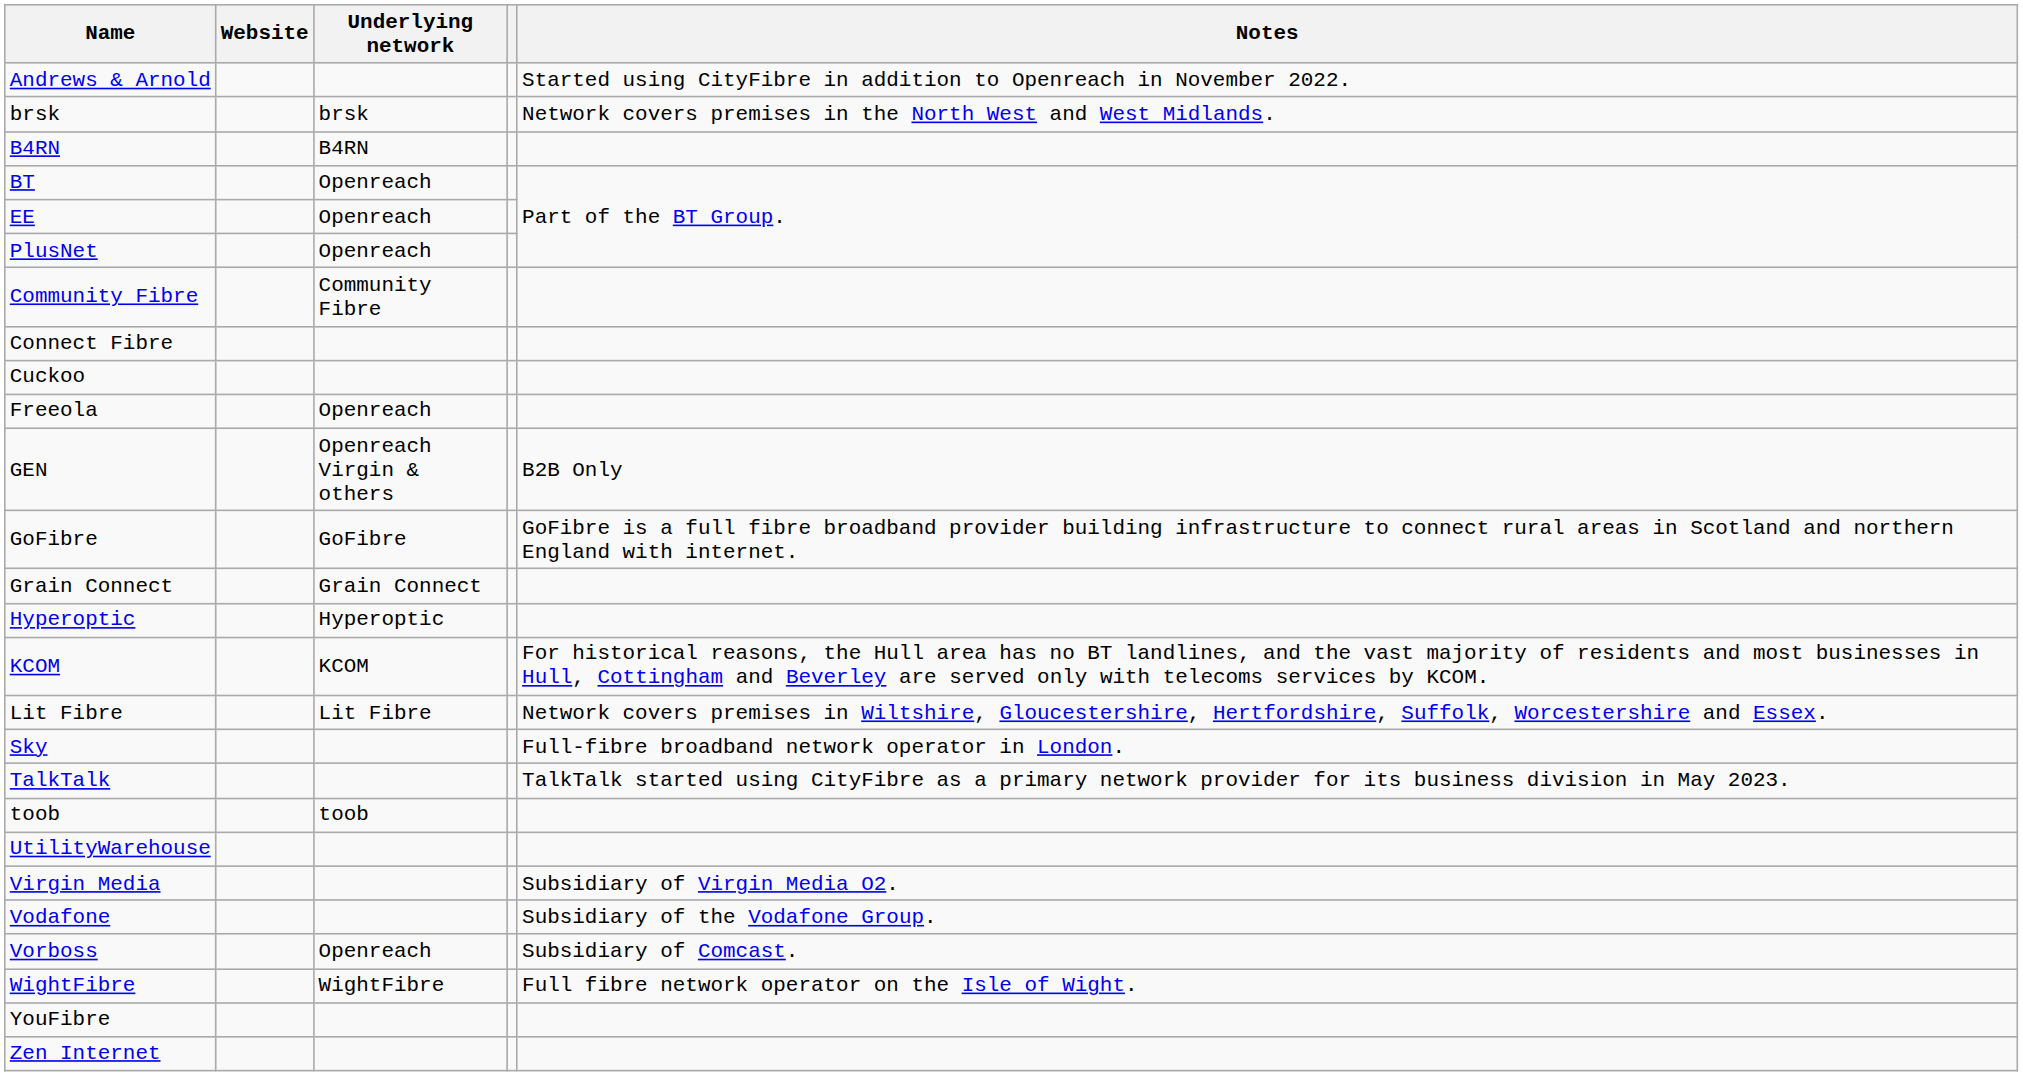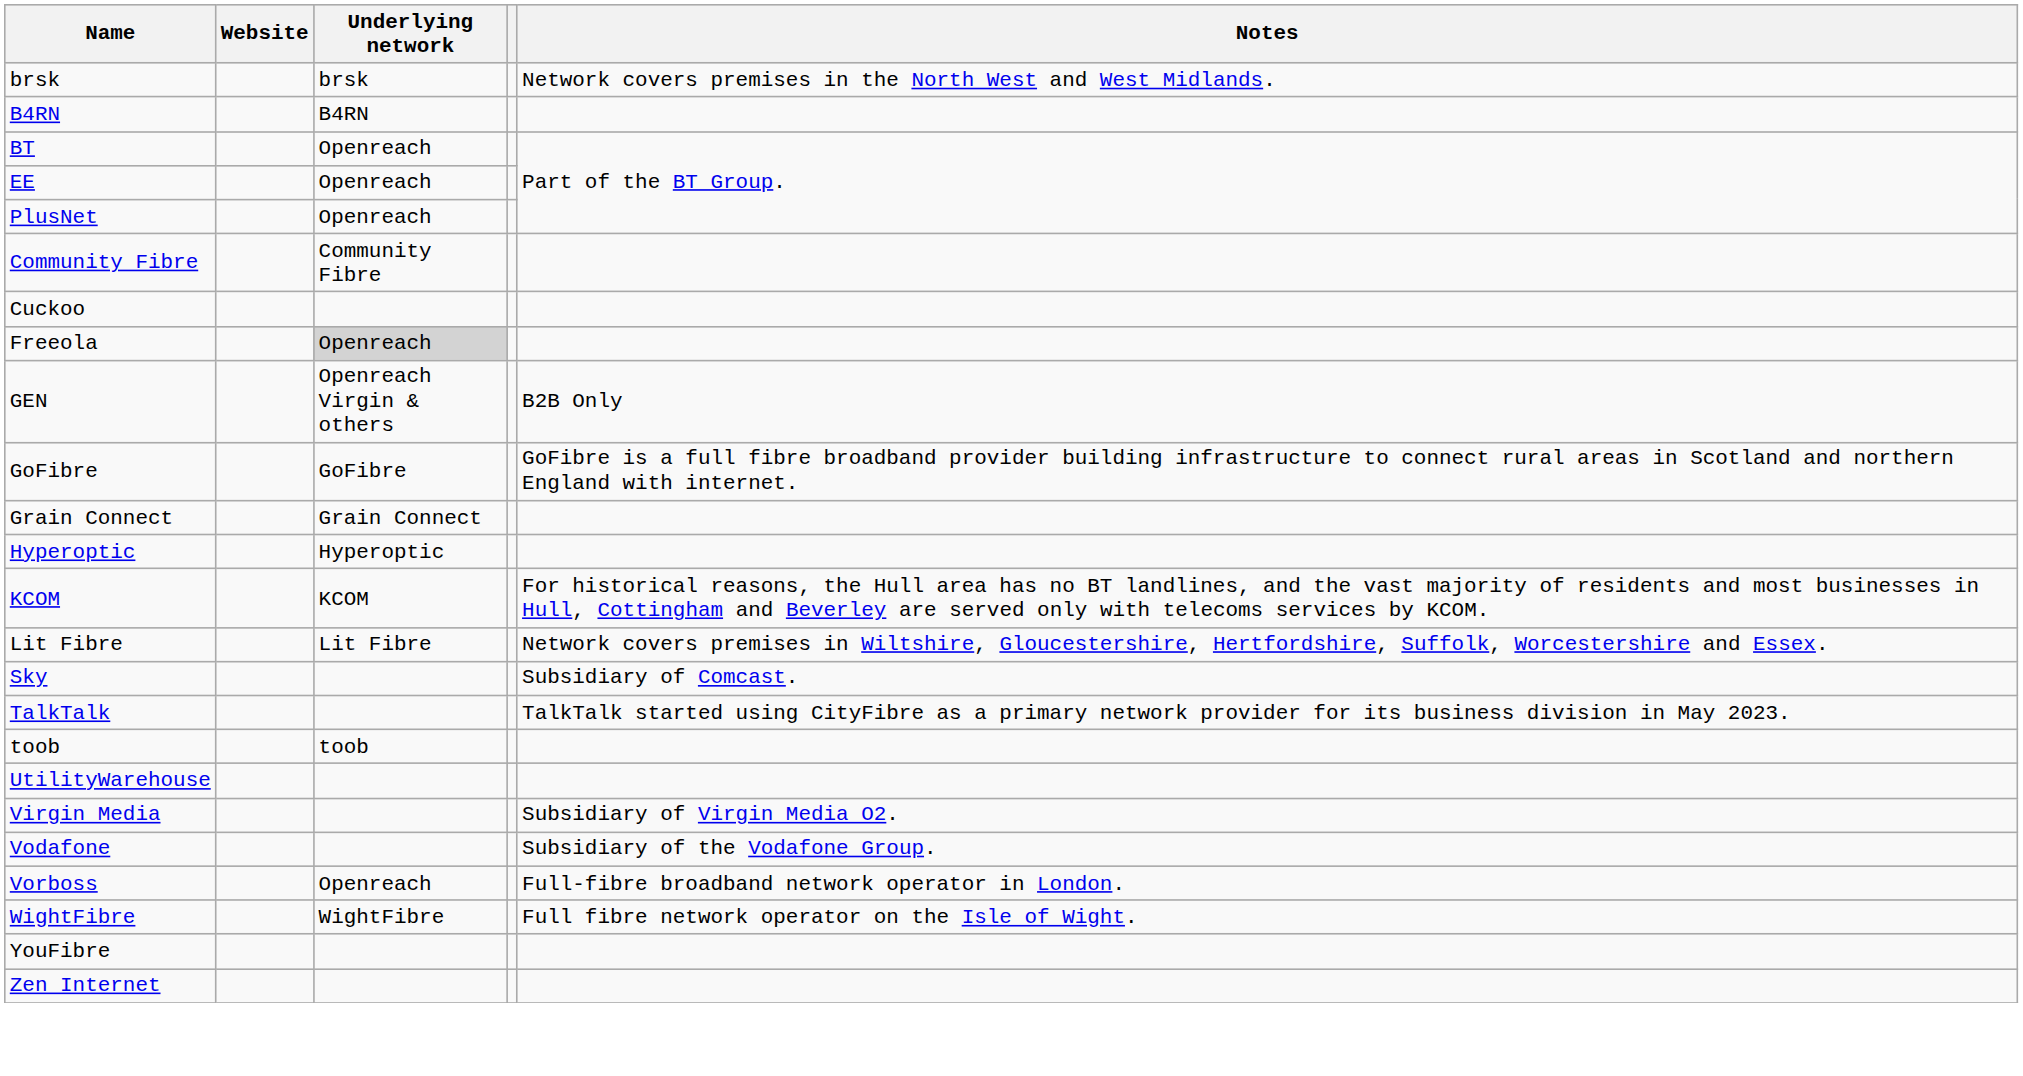- row: (110, 80)
- row: (91, 343)
(375, 411) no background -> (375, 343) lightgrey background
(824, 747) Full-fibre broadband network operator in London. -> (660, 678) Subsidiary of Comcast.
(660, 951) Subsidiary of Comcast. -> (824, 883) Full-fibre broadband network operator in London.
